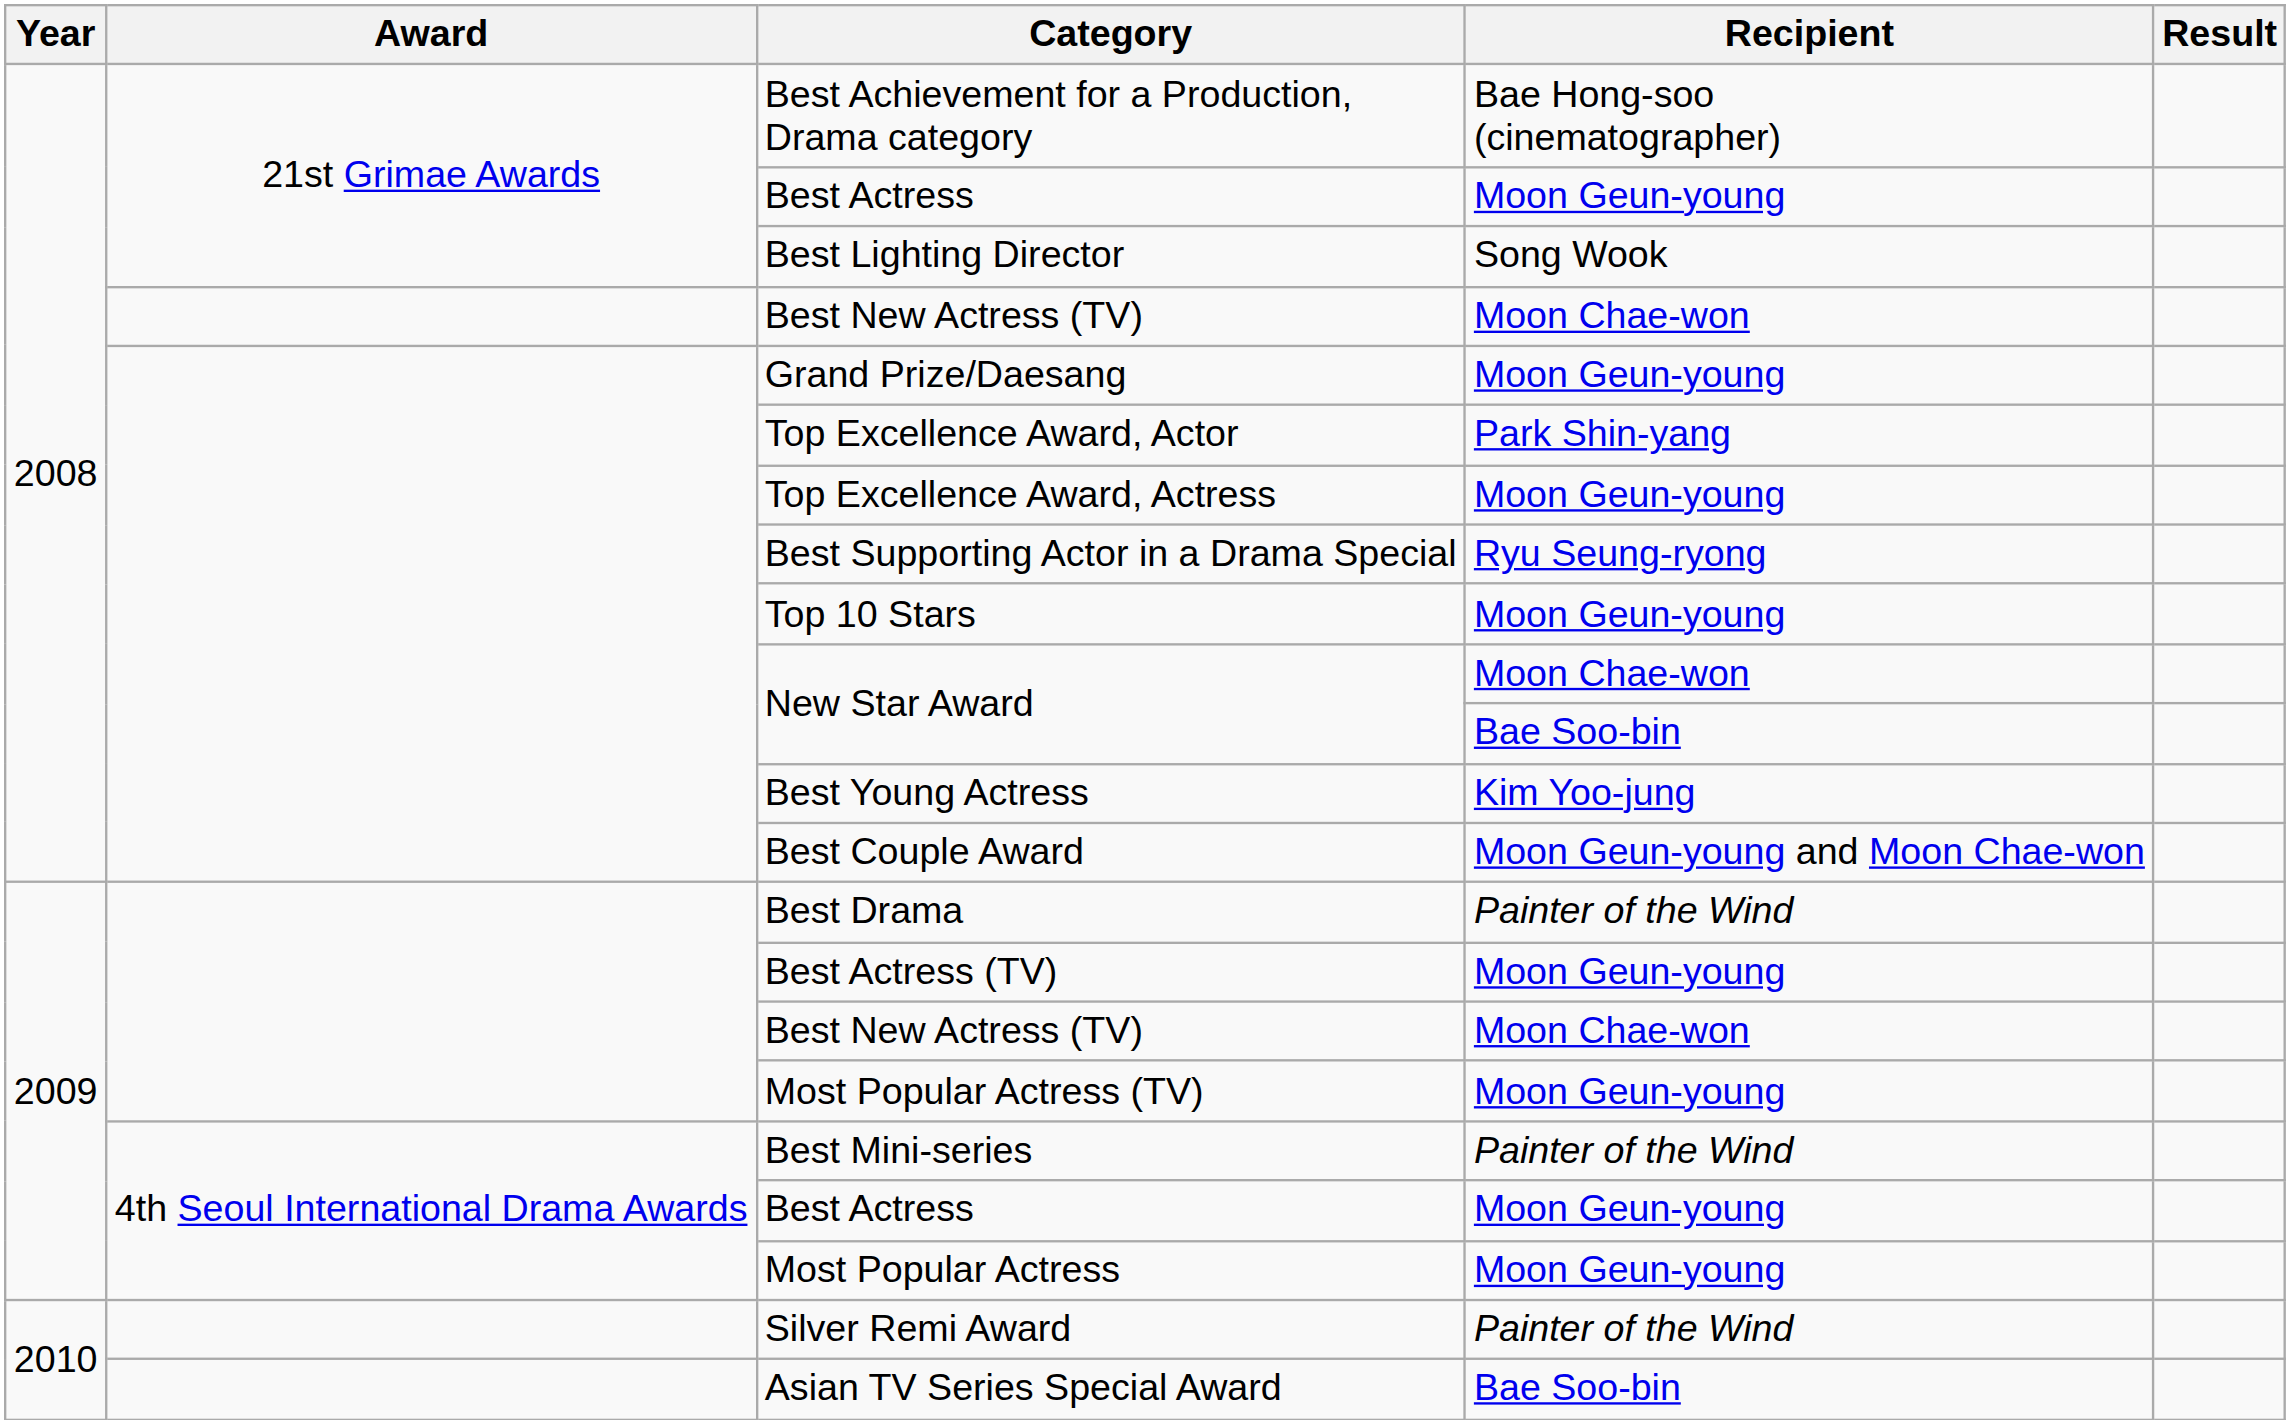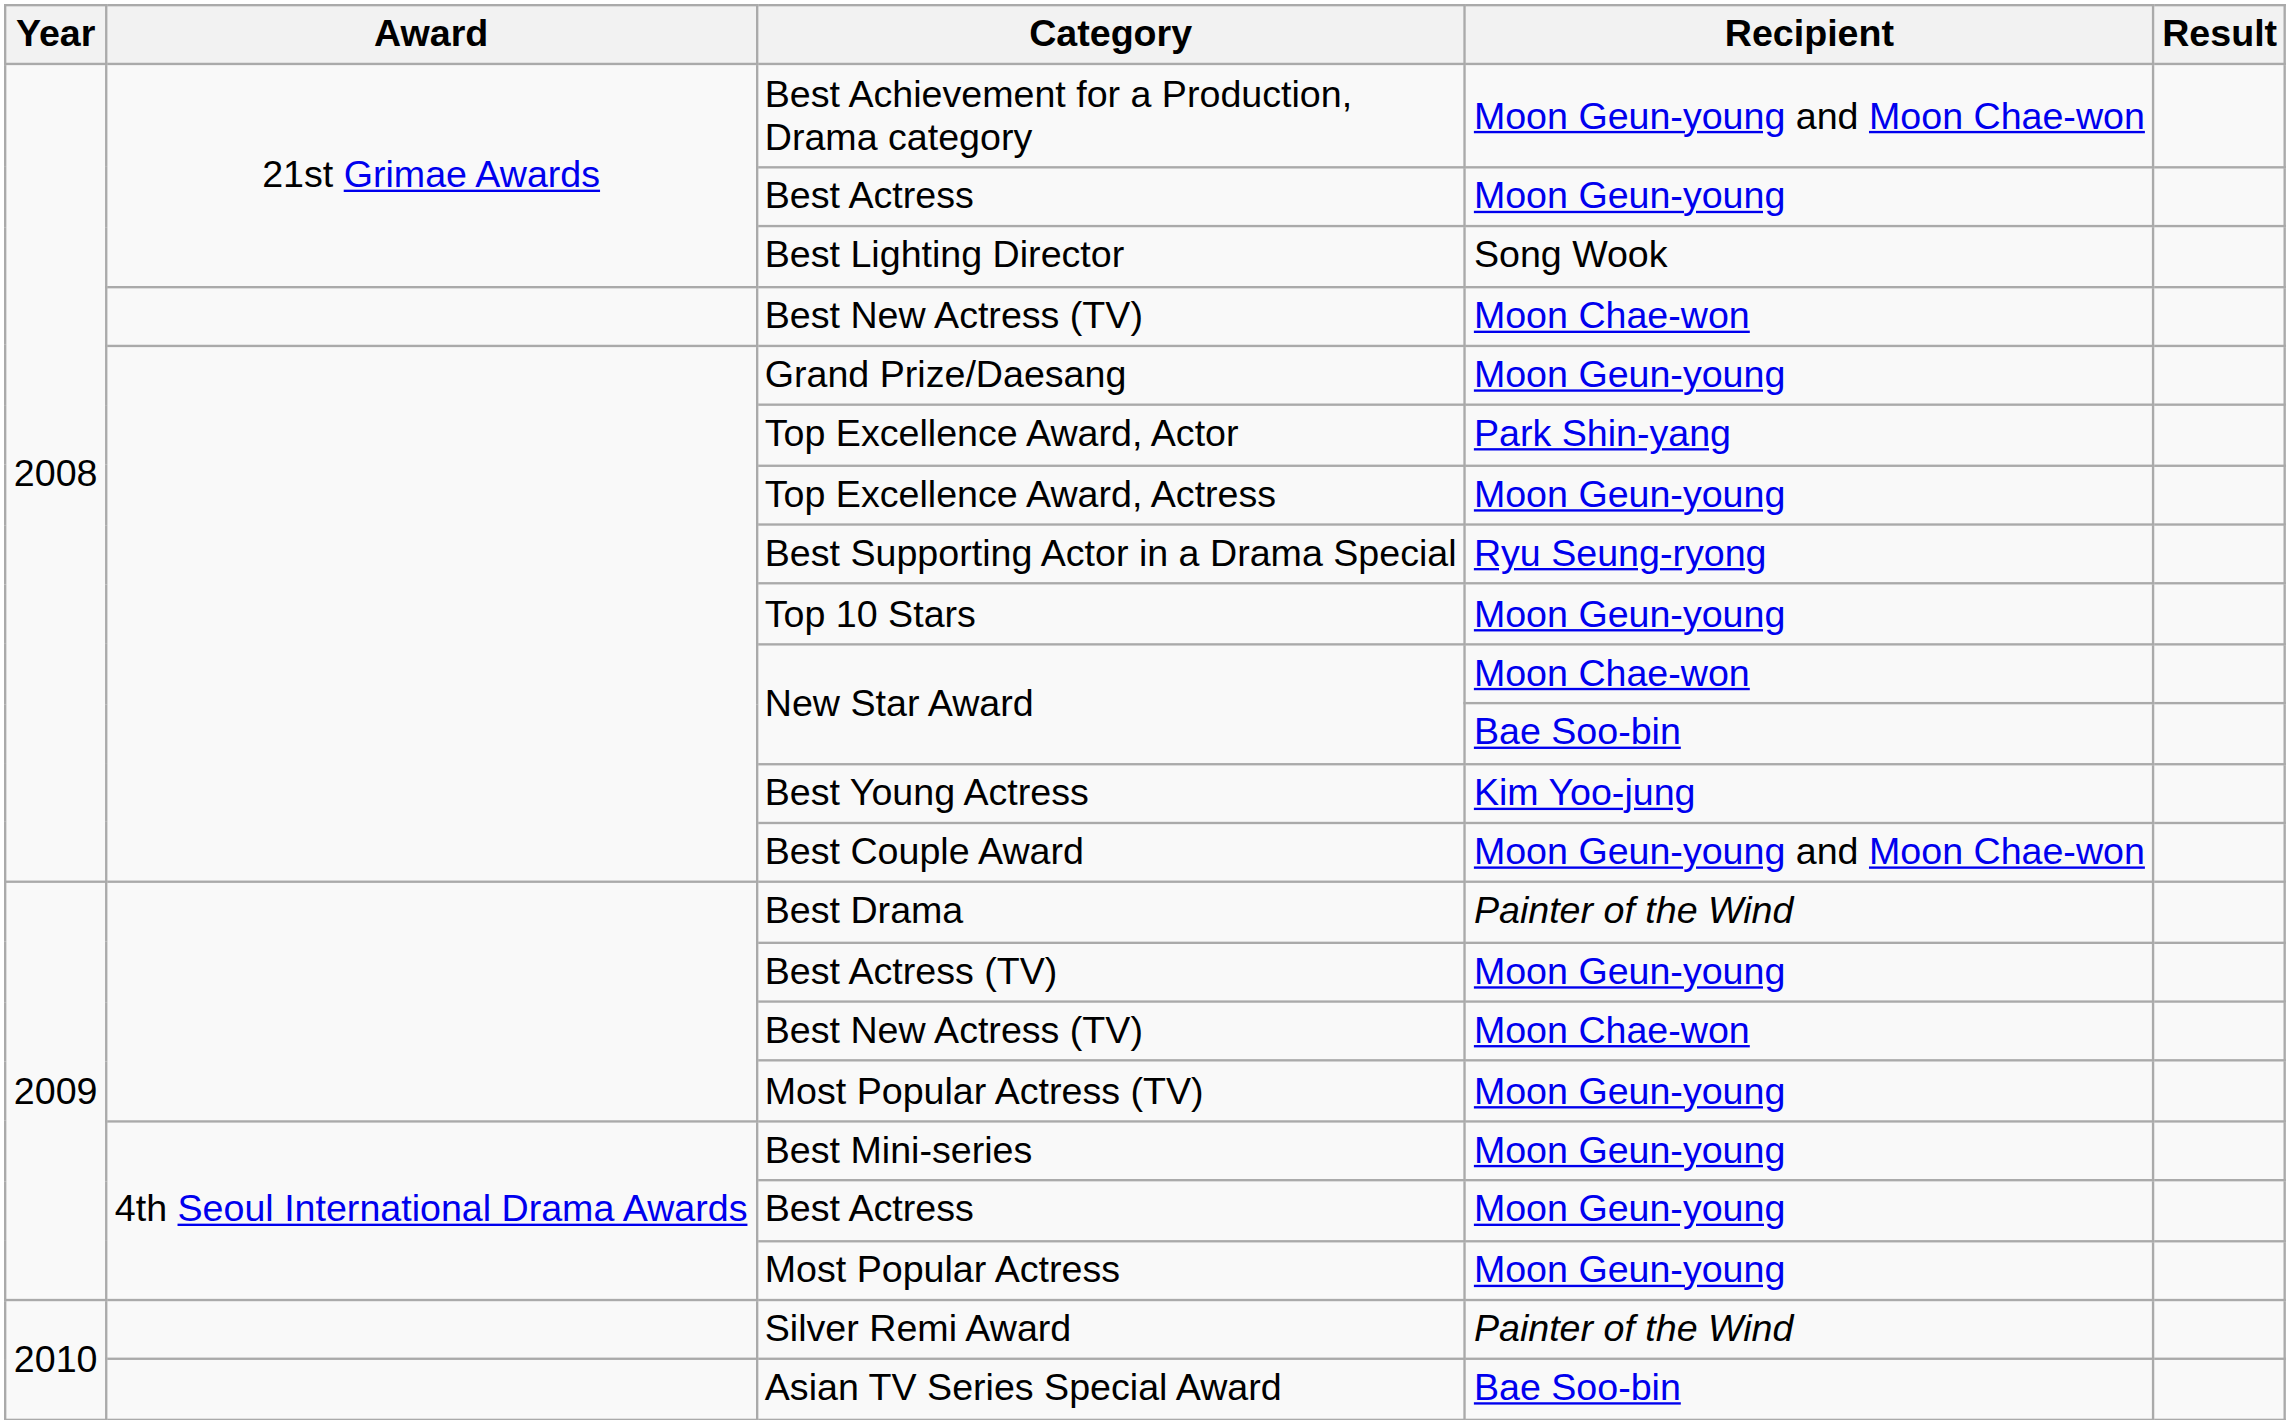(1628, 115) Bae Hong-soo (cinematographer) -> (1809, 115) Moon Geun-young and Moon Chae-won
(1634, 1149) Painter of the Wind -> (1630, 1149) Moon Geun-young
